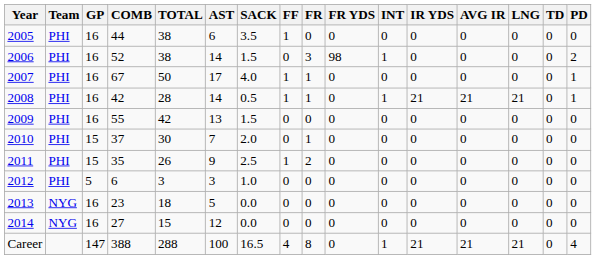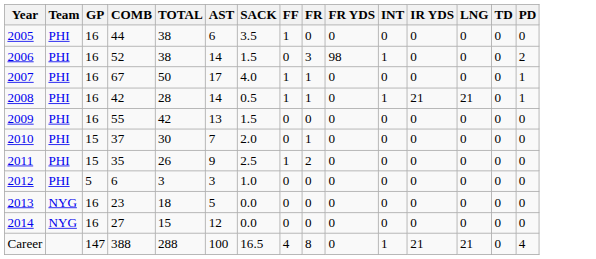- column: (483, 14)
